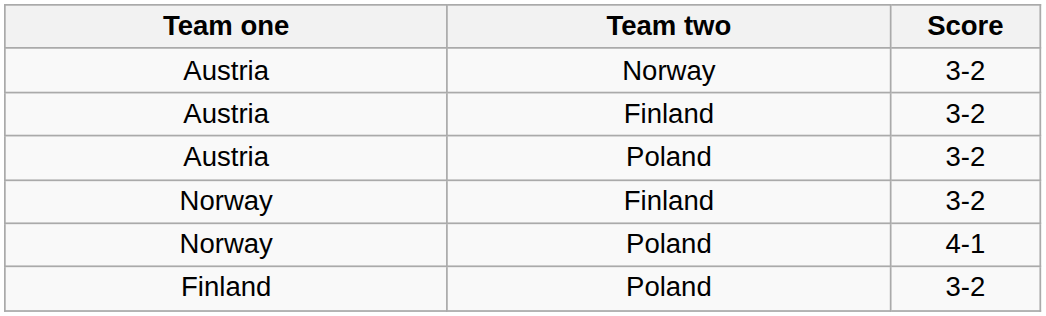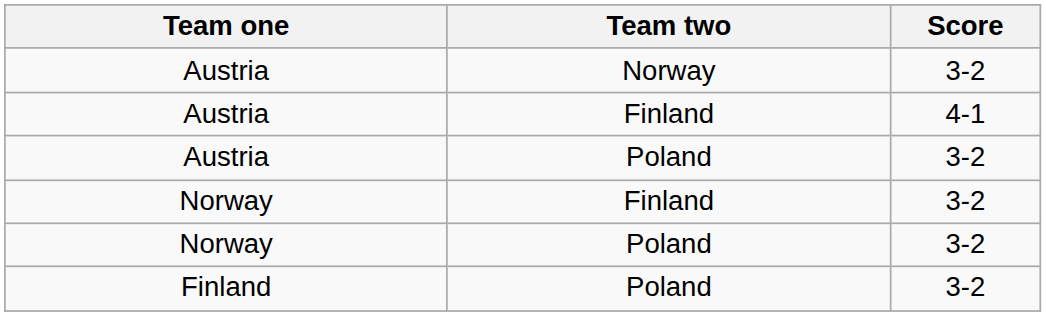(965, 113) 3-2 -> (965, 113) 4-1
(965, 244) 4-1 -> (965, 244) 3-2
